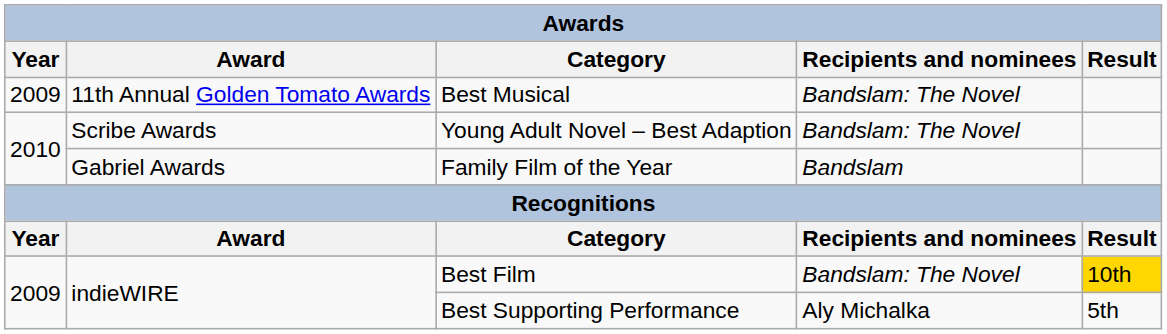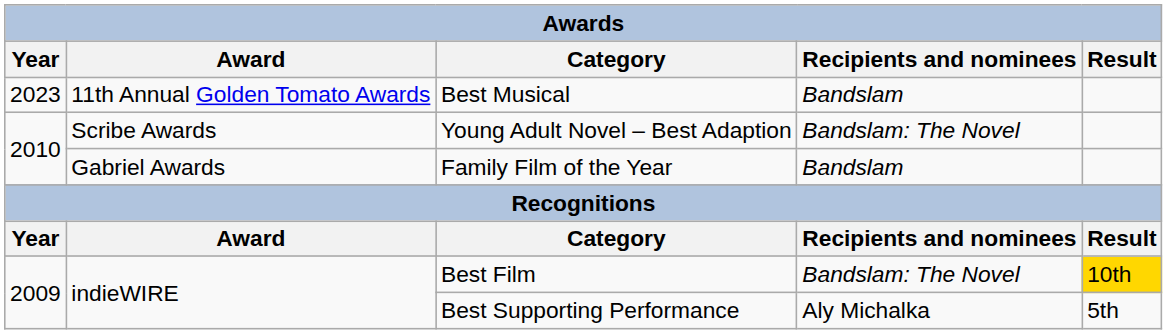(35, 95) 2009 -> (35, 95) 2023
(911, 95) Bandslam: The Novel -> (853, 95) Bandslam
